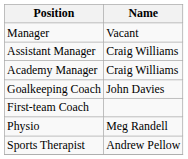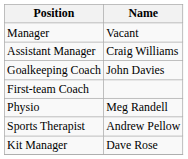- row: (52, 70)
+ row: (37, 145)
